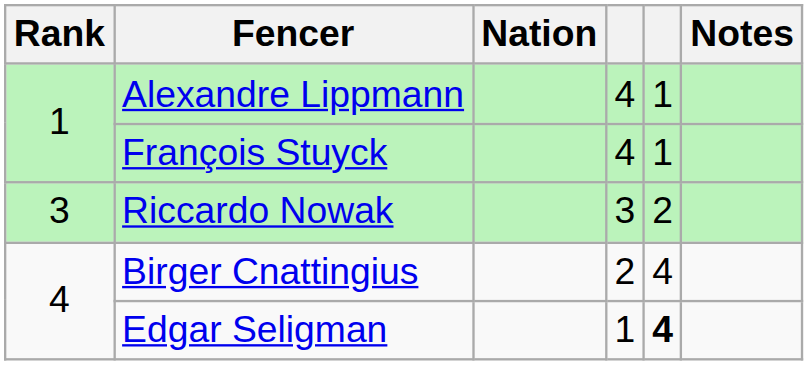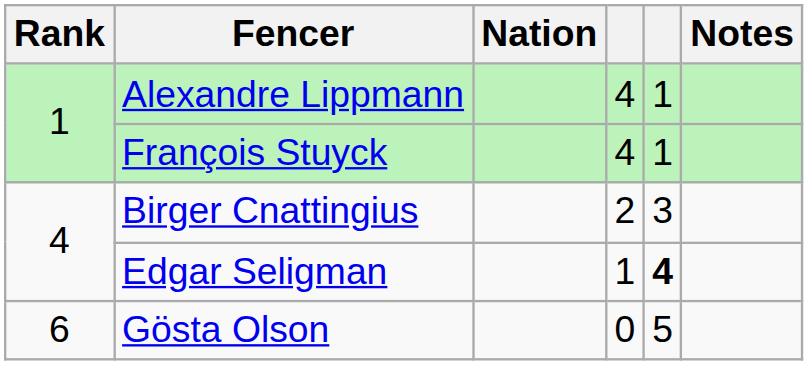- row: (258, 211)
(663, 270) 4 -> (663, 211) 3
+ row: (226, 329)
